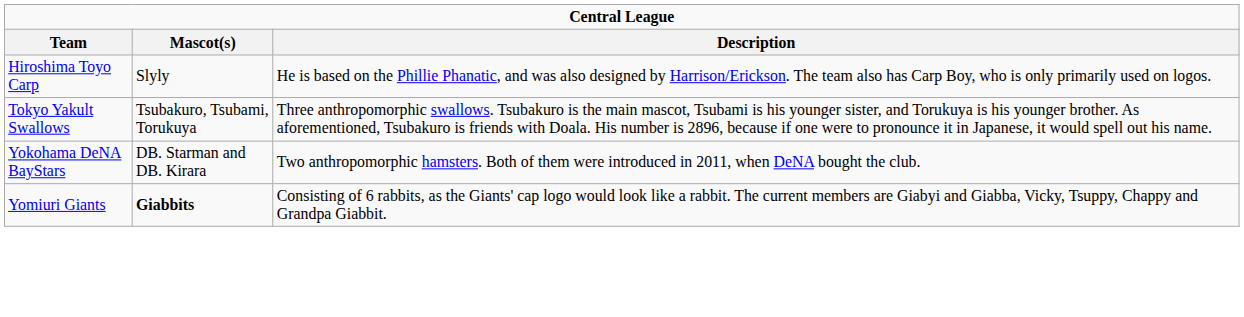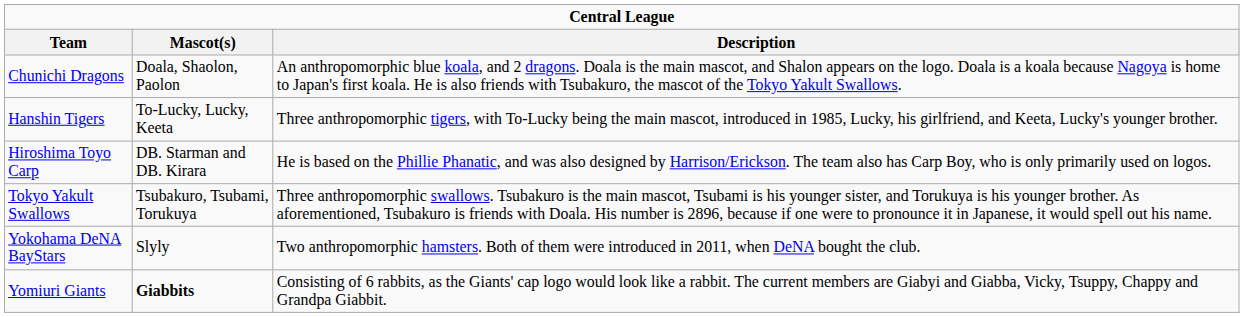+ row: (66, 76)
+ row: (56, 119)
(153, 76) Slyly -> (191, 162) DB. Starman and DB. Kirara
(191, 162) DB. Starman and DB. Kirara -> (153, 247) Slyly
